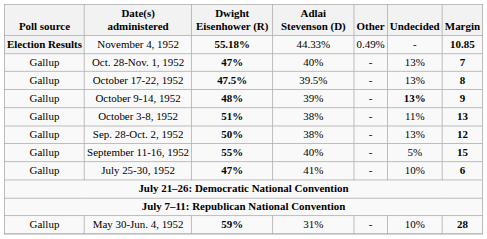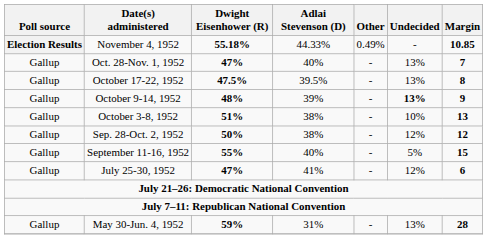(415, 117) 11% -> (415, 117) 10%
(415, 135) 13% -> (415, 135) 12%
(415, 171) 10% -> (415, 171) 12%
(415, 225) 10% -> (415, 225) 13%
